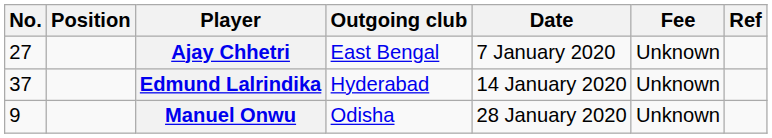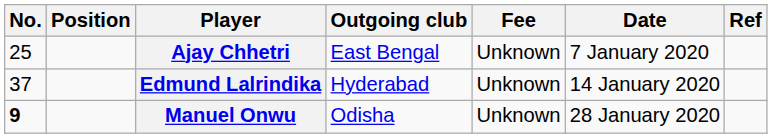columns swapped: (552, 20) <-> (678, 20)
(20, 52) 27 -> (20, 52) 25
(15, 116) normal -> (15, 116) bold
